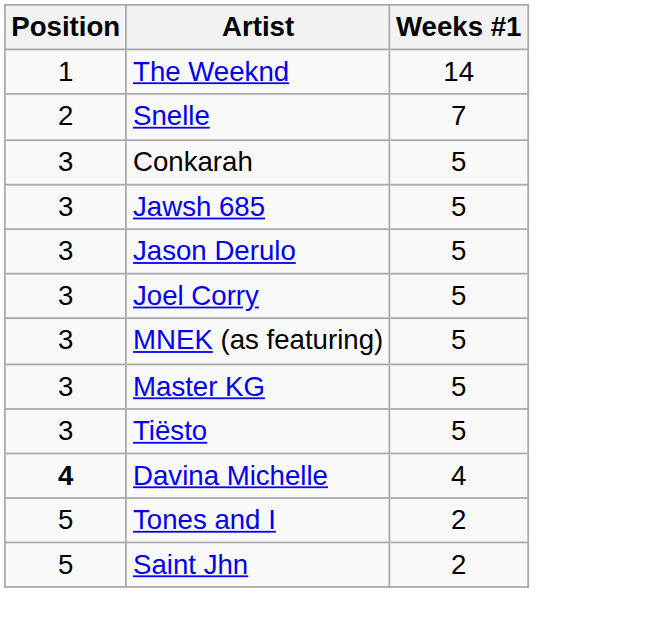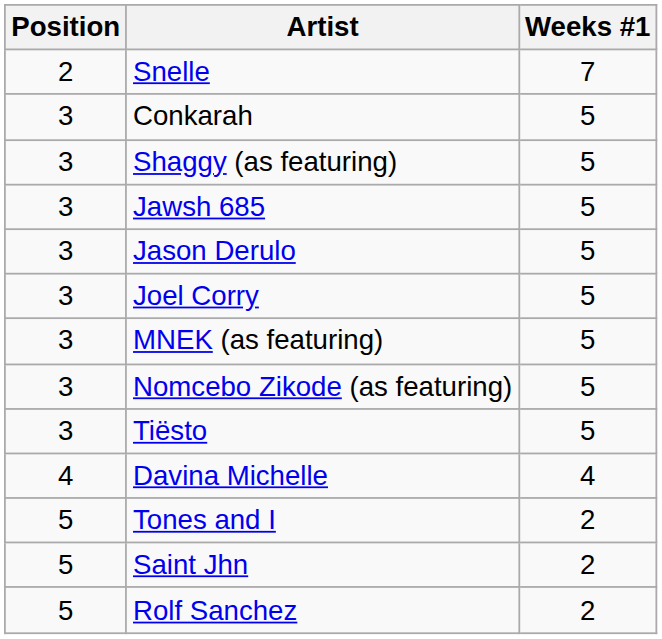- row: (211, 71)
+ row: (265, 160)
- row: (199, 385)
+ row: (323, 385)
(66, 474) bold -> (66, 474) normal
+ row: (215, 609)
